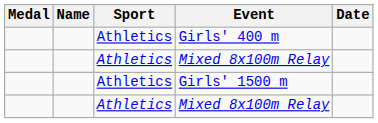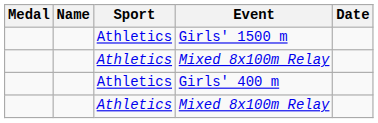rows swapped: (29, 39) <-> (29, 84)
